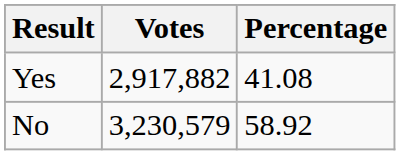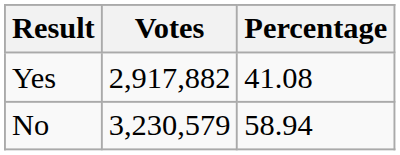(279, 125) 58.92 -> (279, 125) 58.94
